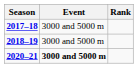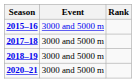+ row: (22, 26)
(74, 56) bold -> (73, 71) normal
